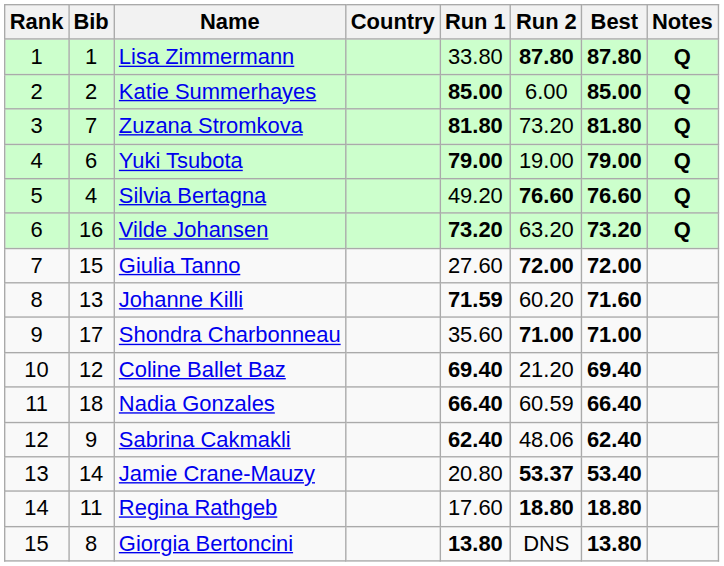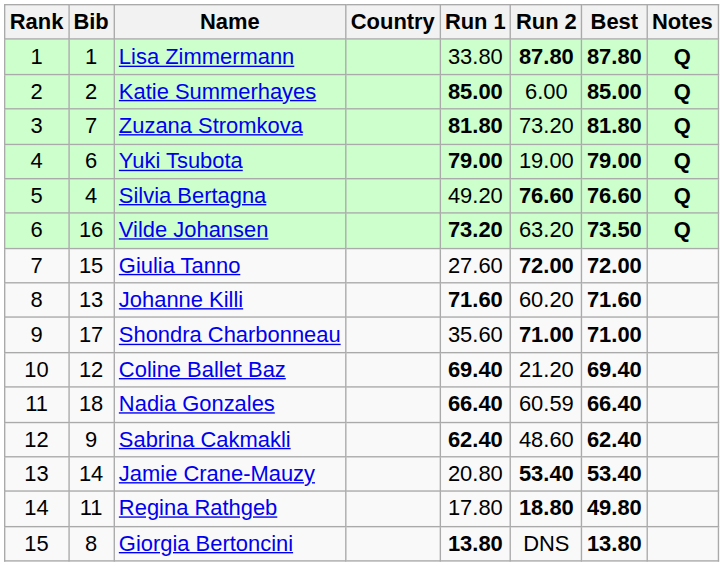(614, 230) 73.20 -> (614, 230) 73.50
(475, 299) 71.59 -> (475, 299) 71.60
(546, 439) 48.06 -> (546, 439) 48.60
(546, 473) 53.37 -> (546, 473) 53.40
(475, 508) 17.60 -> (475, 508) 17.80
(614, 508) 18.80 -> (614, 508) 49.80
